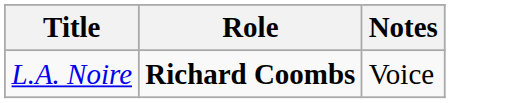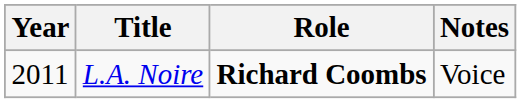+ column: (41, 27)
